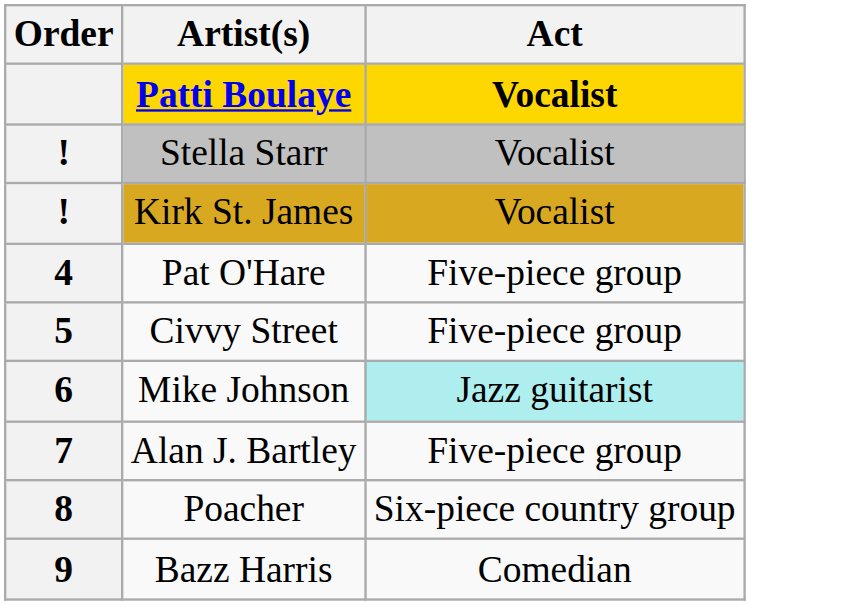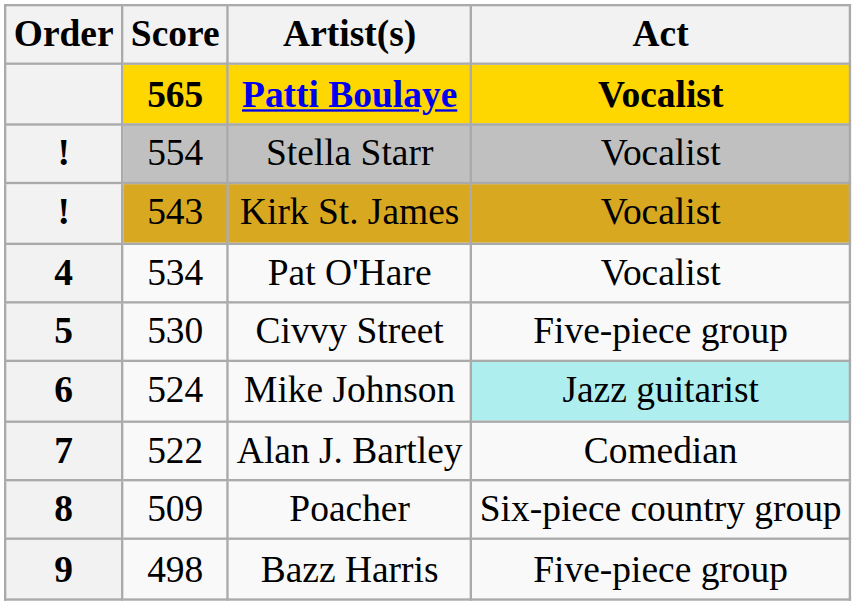+ column: (175, 34)
(555, 271) Five-piece group -> (661, 271) Vocalist
(555, 449) Five-piece group -> (661, 449) Comedian
(555, 568) Comedian -> (661, 568) Five-piece group
